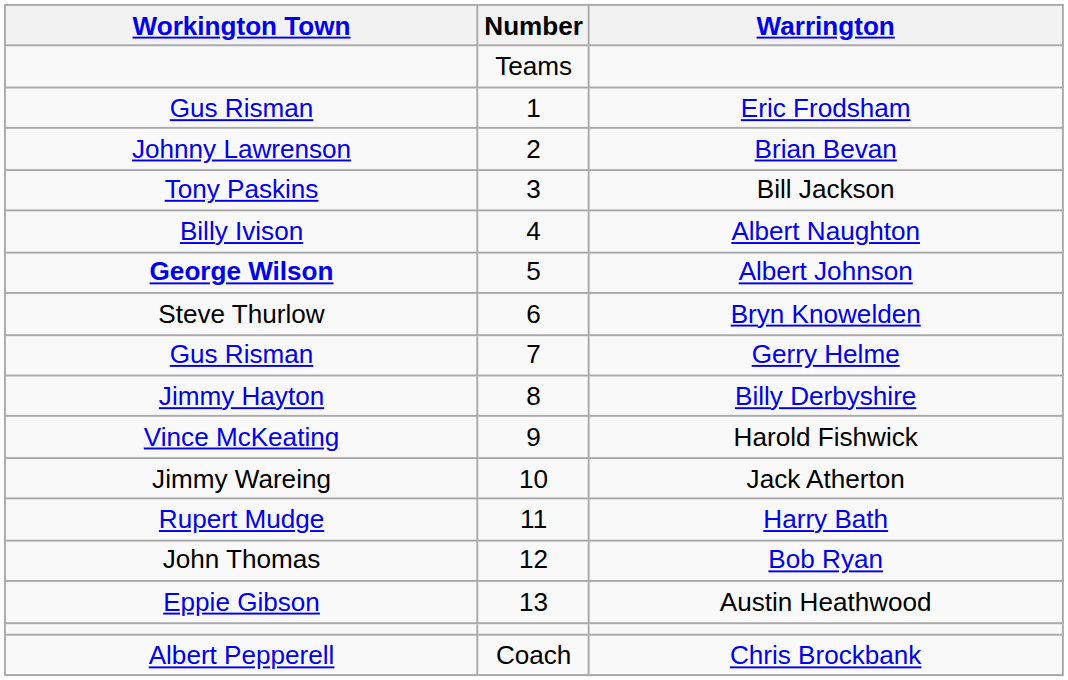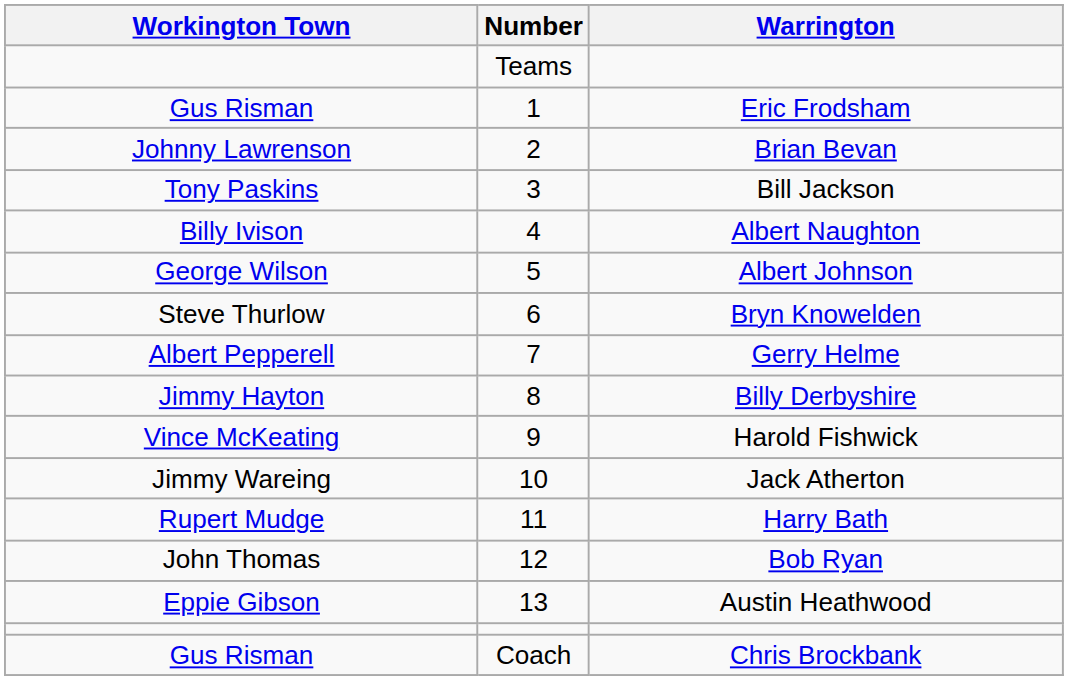(242, 272) bold -> (242, 272) normal
(242, 354) Gus Risman -> (242, 354) Albert Pepperell
(242, 655) Albert Pepperell -> (242, 655) Gus Risman
